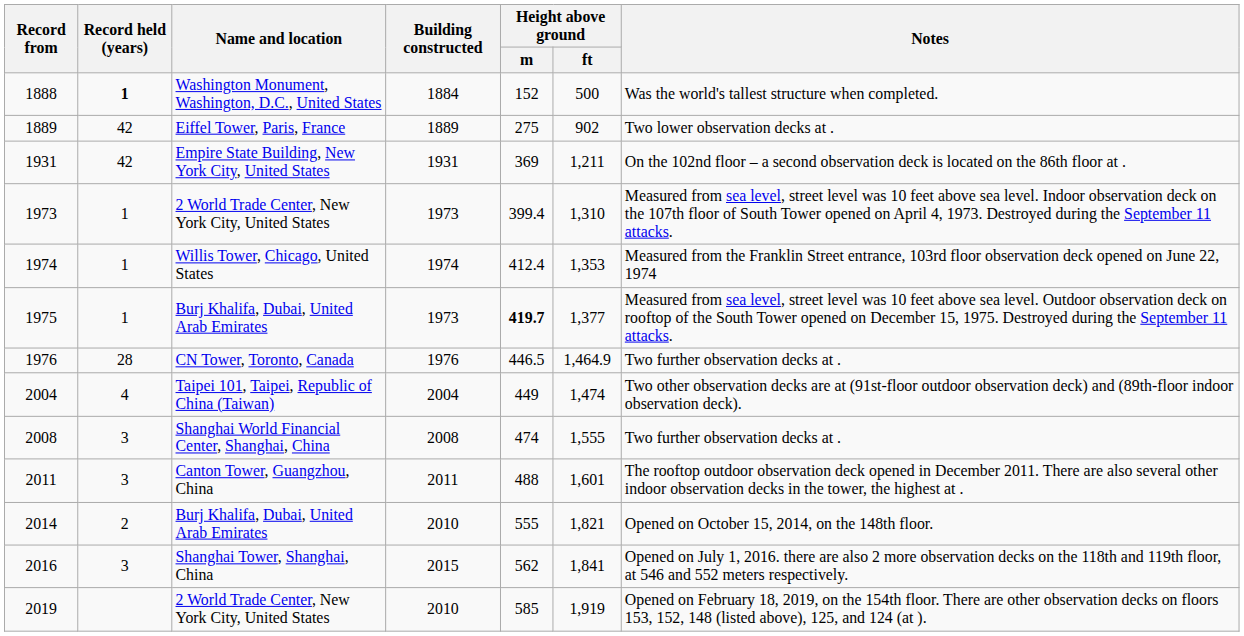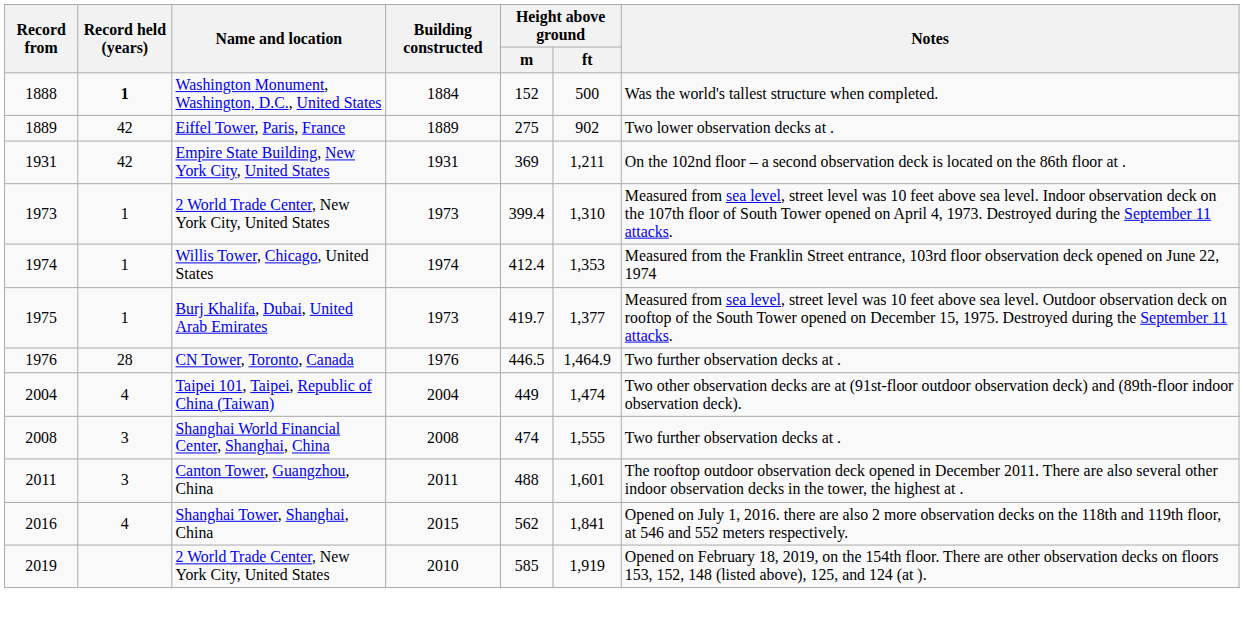(527, 317) bold -> (527, 317) normal
- row: (41, 523)
(125, 566) 3 -> (125, 523) 4
